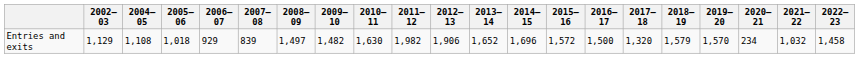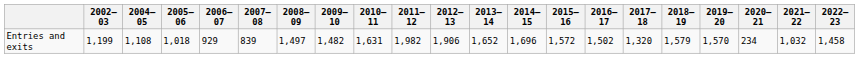(100, 41) 1,129 -> (100, 41) 1,199
(369, 41) 1,630 -> (369, 41) 1,631
(600, 41) 1,500 -> (600, 41) 1,502
